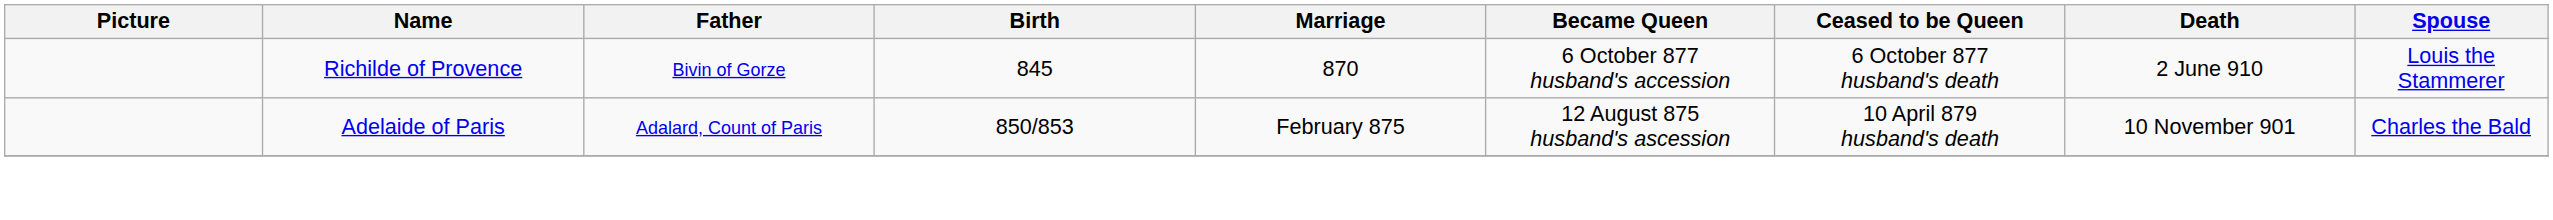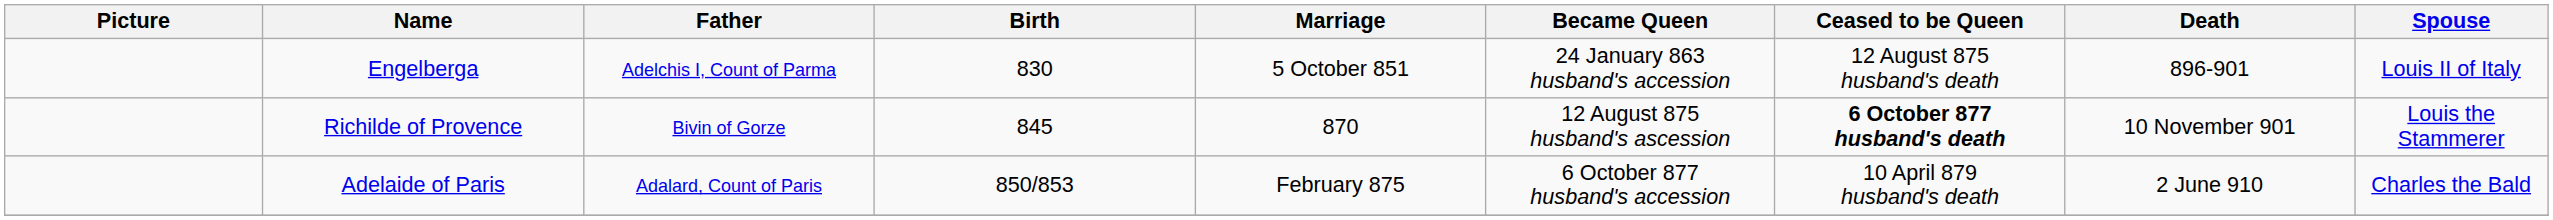+ row: (423, 68)
(1630, 68) 6 October 877 husband's accession -> (1630, 126) 12 August 875 husband's ascession
(1920, 68) normal -> (1920, 126) bold
(2210, 68) 2 June 910 -> (2210, 126) 10 November 901
(1630, 126) 12 August 875 husband's ascession -> (1630, 185) 6 October 877 husband's accession
(2210, 126) 10 November 901 -> (2210, 185) 2 June 910
